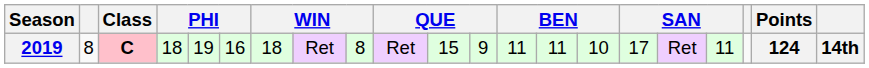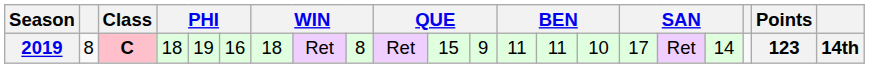(725, 48) 11 -> (724, 48) 14
(784, 48) 124 -> (784, 48) 123
